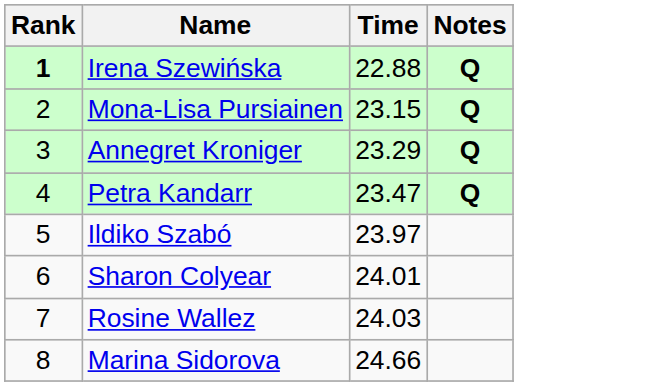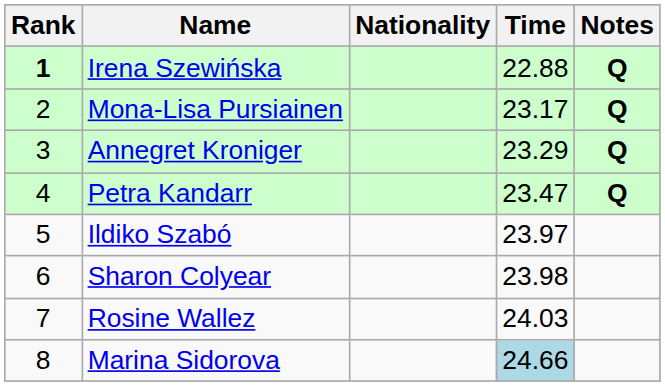+ column: (423, 25)
(388, 109) 23.15 -> (535, 109) 23.17
(388, 276) 24.01 -> (535, 276) 23.98
(388, 360) no background -> (535, 360) lightblue background
